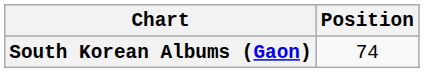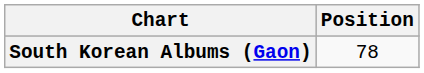(367, 52) 74 -> (367, 52) 78
